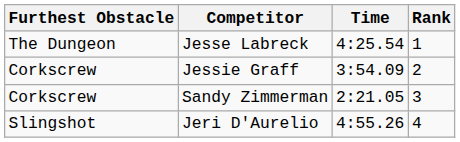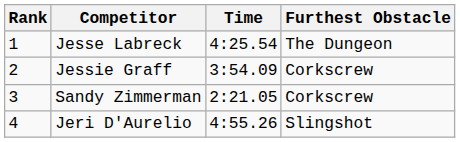columns swapped: (432, 18) <-> (91, 18)
